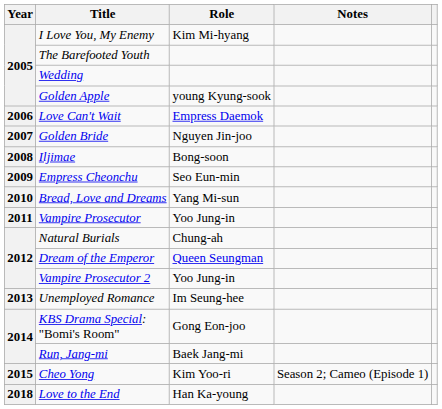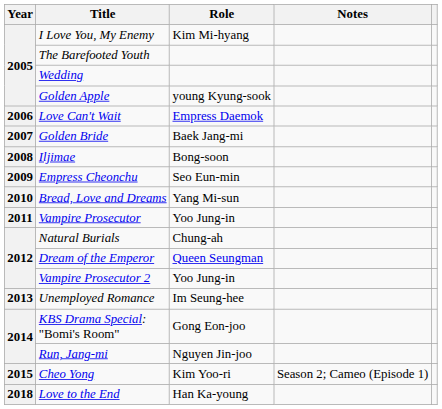(212, 136) Nguyen Jin-joo -> (208, 136) Baek Jang-mi
(208, 353) Baek Jang-mi -> (212, 353) Nguyen Jin-joo
